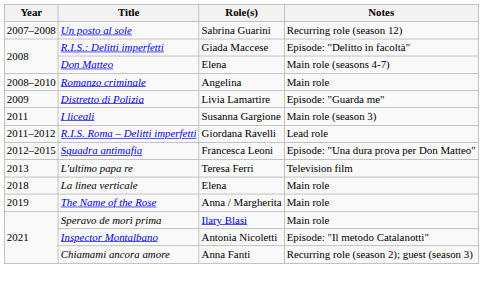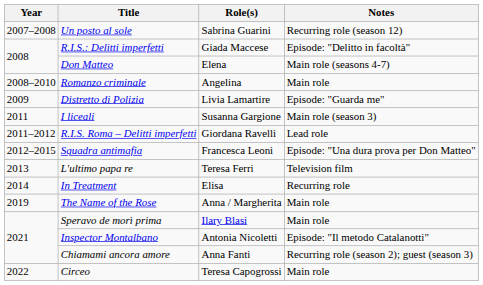+ row: (89, 185)
- row: (99, 185)
+ row: (75, 271)
